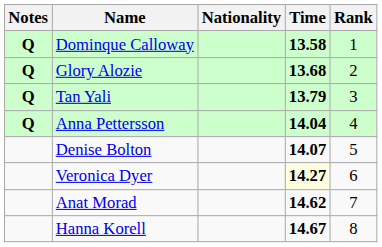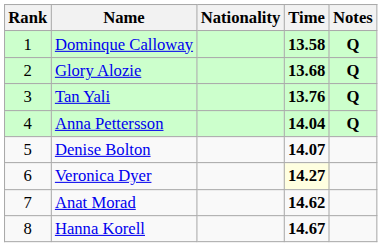columns swapped: (353, 17) <-> (28, 17)
(308, 96) 13.79 -> (307, 96) 13.76
